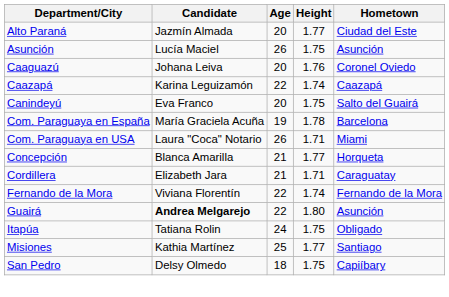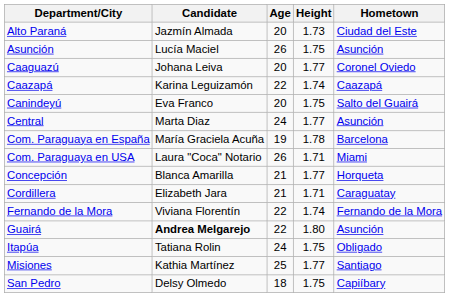(314, 31) 1.77 -> (314, 31) 1.73
(314, 67) 1.76 -> (314, 67) 1.77
+ row: (25, 121)
